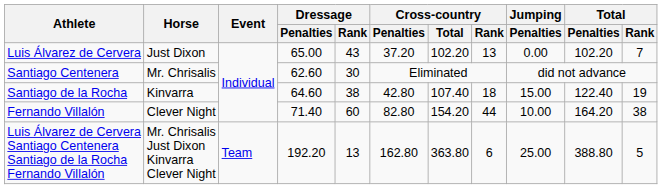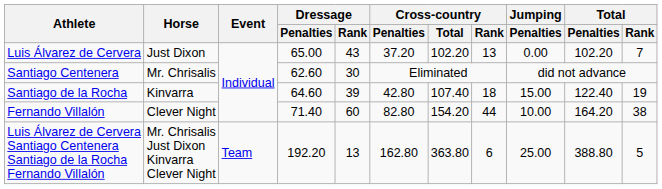(353, 93) 38 -> (353, 93) 39
